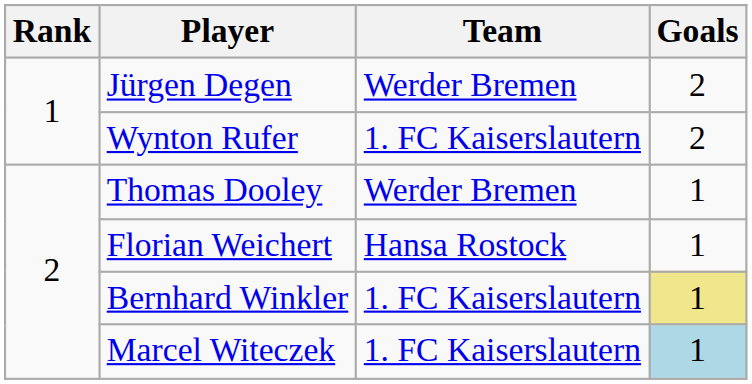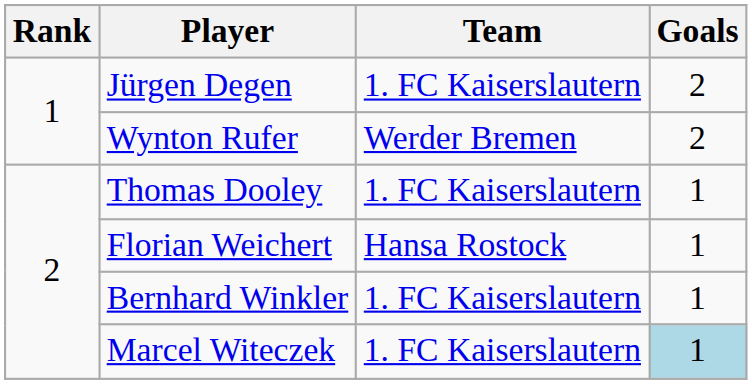(470, 84) Werder Bremen -> (502, 84) 1. FC Kaiserslautern
(502, 137) 1. FC Kaiserslautern -> (470, 137) Werder Bremen
(470, 191) Werder Bremen -> (502, 191) 1. FC Kaiserslautern
(698, 297) khaki background -> (698, 297) no background
